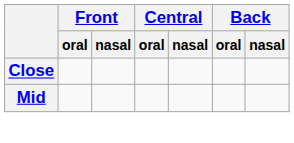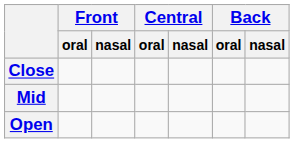+ row: (31, 124)
